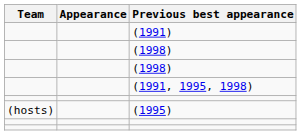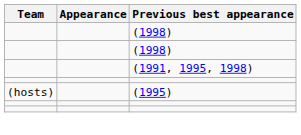- row: (31, 32)
